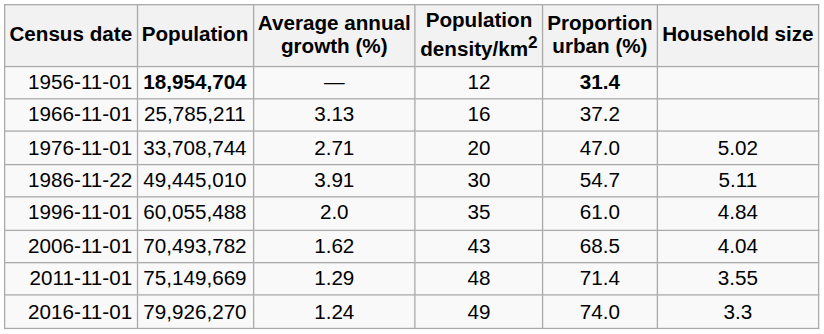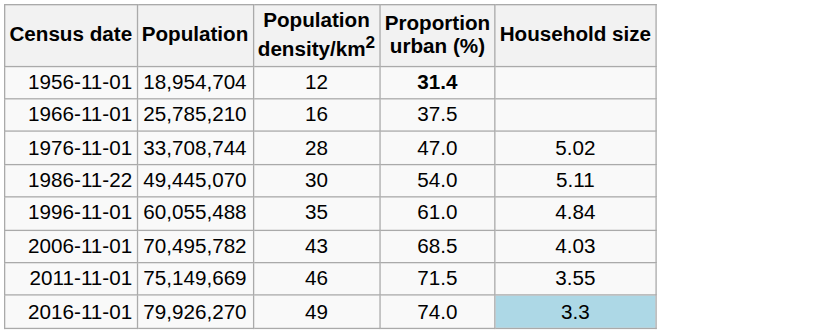- column: (334, 35)
(195, 82) bold -> (195, 82) normal
(195, 115) 25,785,211 -> (195, 115) 25,785,210
(600, 115) 37.2 -> (437, 115) 37.5
(479, 147) 20 -> (316, 147) 28
(195, 180) 49,445,010 -> (195, 180) 49,445,070
(600, 180) 54.7 -> (437, 180) 54.0
(195, 246) 70,493,782 -> (195, 246) 70,495,782
(738, 246) 4.04 -> (575, 246) 4.03
(479, 278) 48 -> (316, 278) 46
(600, 278) 71.4 -> (437, 278) 71.5
(738, 311) no background -> (575, 311) lightblue background
